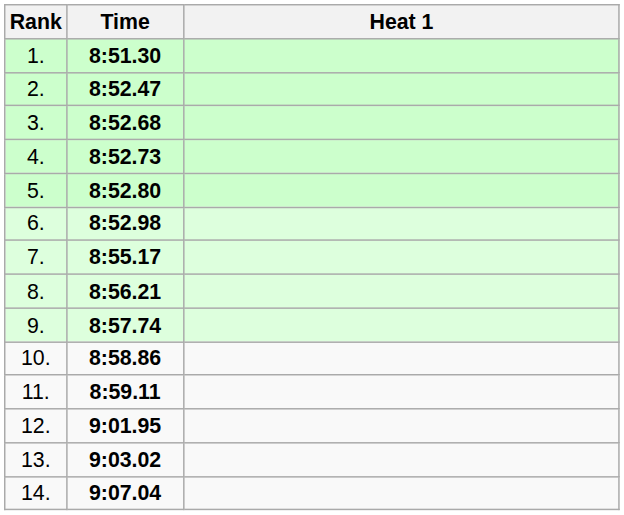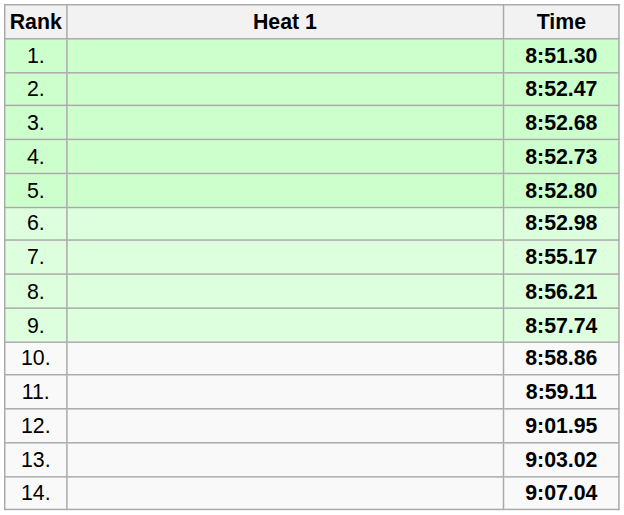columns swapped: (401, 22) <-> (125, 22)
